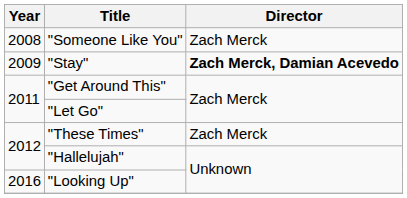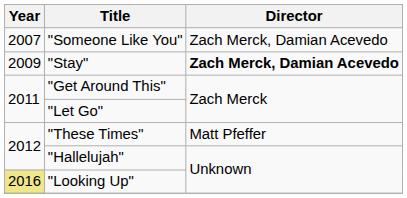(24, 39) 2008 -> (24, 39) 2007
(228, 39) Zach Merck -> (289, 39) Zach Merck, Damian Acevedo
(228, 134) Zach Merck -> (228, 134) Matt Pfeffer
(24, 181) no background -> (24, 181) khaki background
